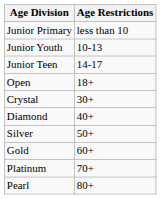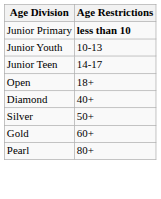(103, 30) normal -> (104, 30) bold
- row: (23, 99)
- row: (26, 168)
